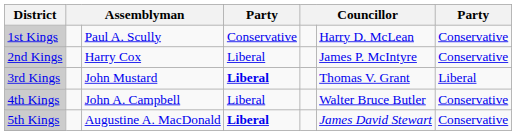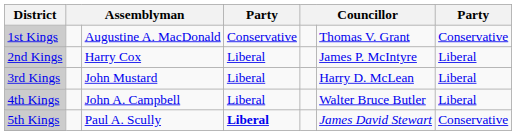(123, 36) Paul A. Scully -> (153, 36) Augustine A. MacDonald
(367, 36) Harry D. McLean -> (364, 36) Thomas V. Grant
(473, 57) Conservative -> (457, 57) Liberal
(248, 78) bold -> (246, 78) normal
(364, 78) Thomas V. Grant -> (367, 78) Harry D. McLean
(473, 99) Conservative -> (457, 99) Liberal
(153, 120) Augustine A. MacDonald -> (123, 120) Paul A. Scully
